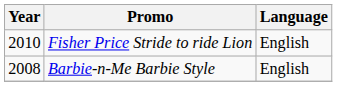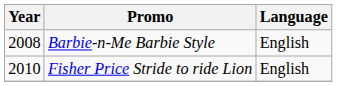rows swapped: (131, 68) <-> (150, 42)
